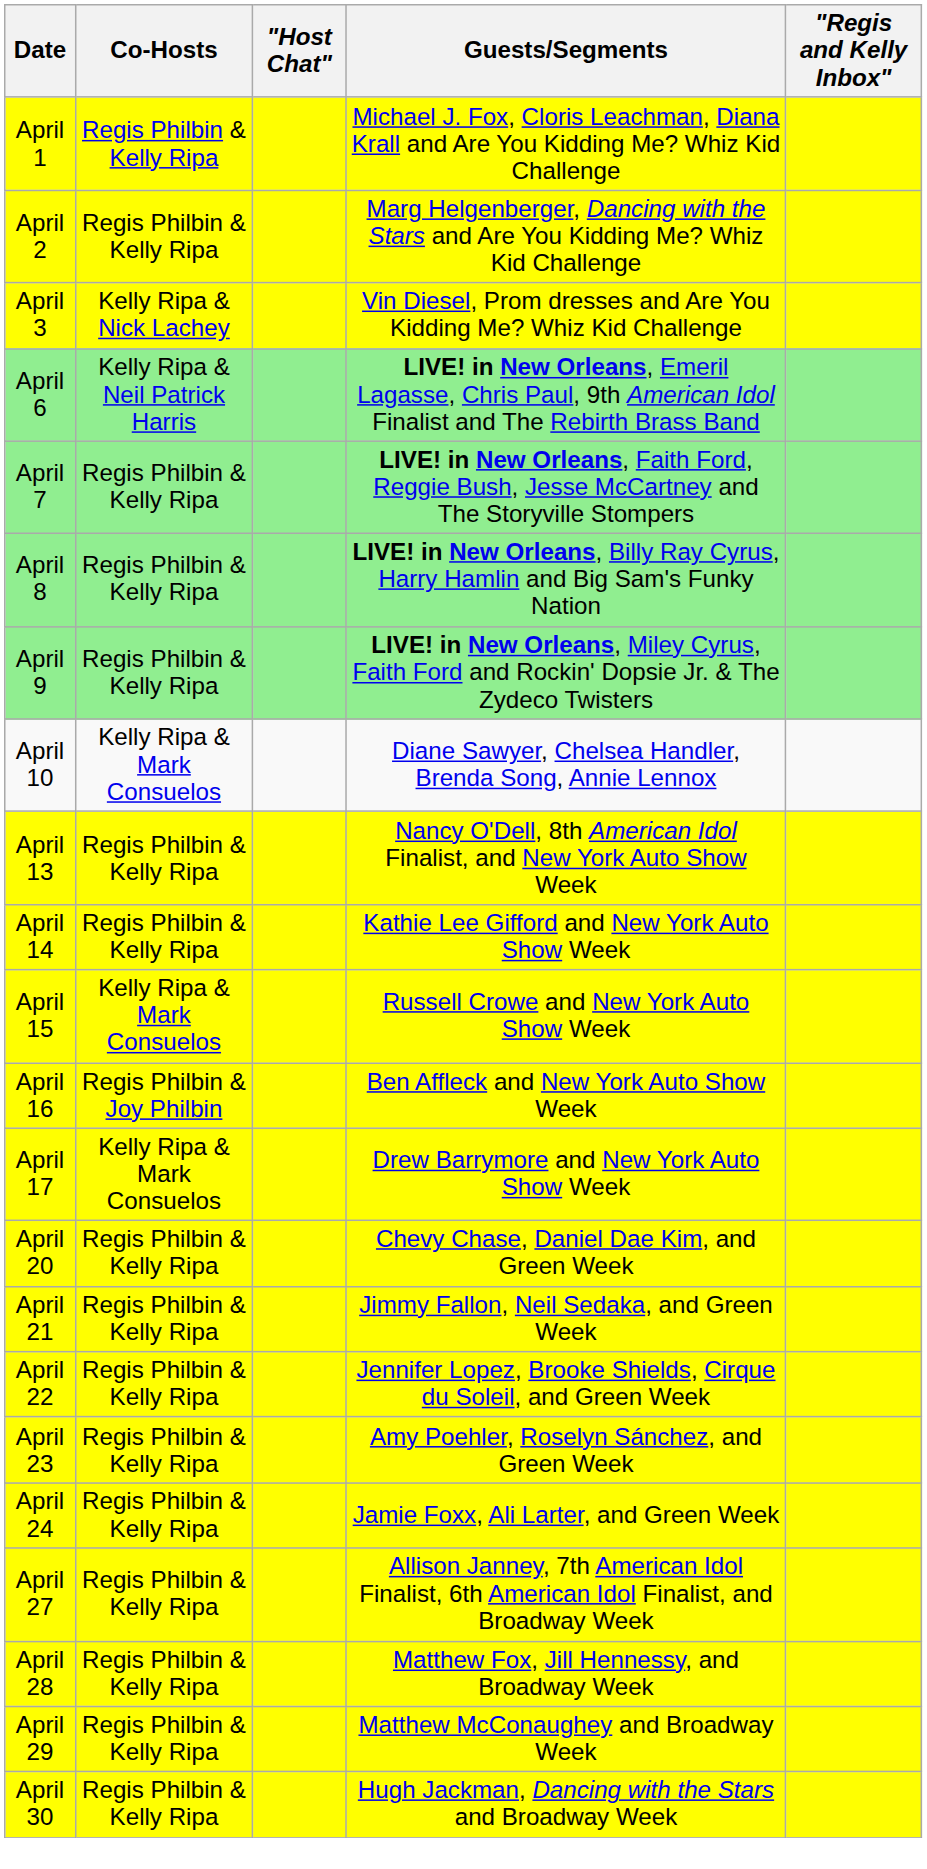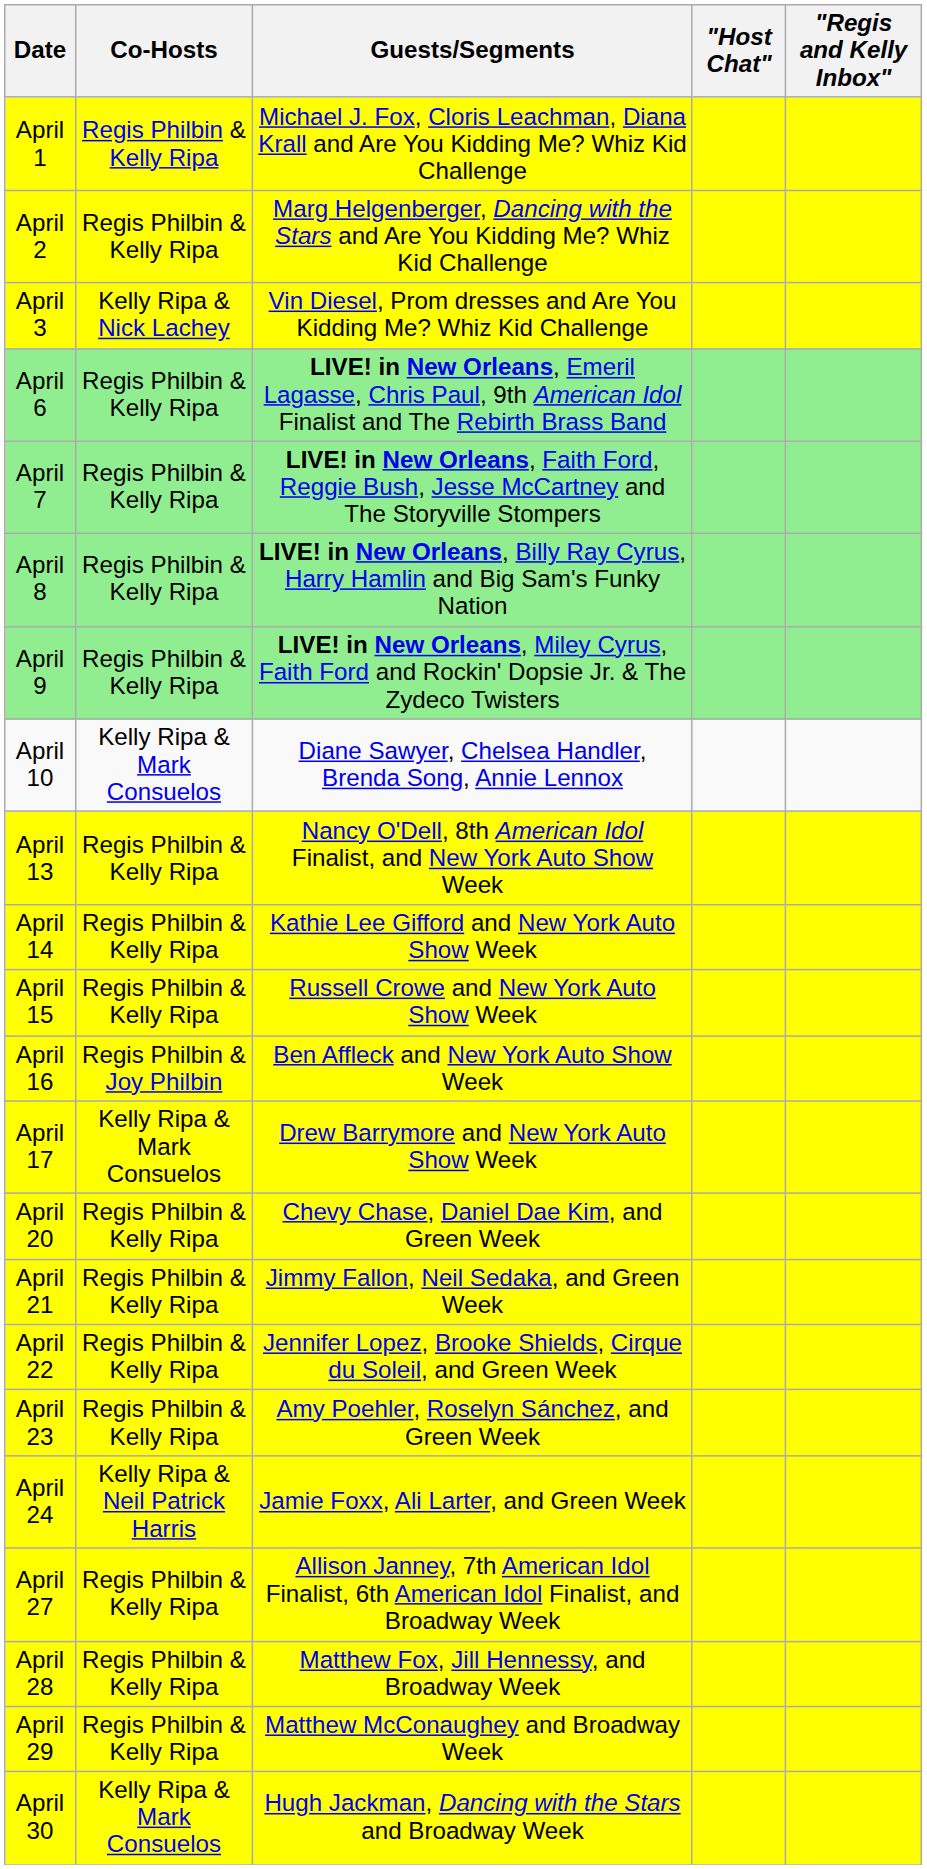columns swapped: (299, 50) <-> (566, 50)
(164, 394) Kelly Ripa & Neil Patrick Harris -> (164, 394) Regis Philbin & Kelly Ripa
(164, 1015) Kelly Ripa & Mark Consuelos -> (164, 1002) Regis Philbin & Kelly Ripa
(164, 1515) Regis Philbin & Kelly Ripa -> (164, 1501) Kelly Ripa & Neil Patrick Harris
(164, 1804) Regis Philbin & Kelly Ripa -> (164, 1817) Kelly Ripa & Mark Consuelos
